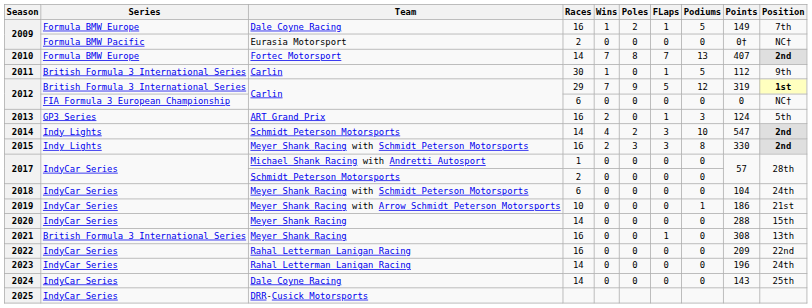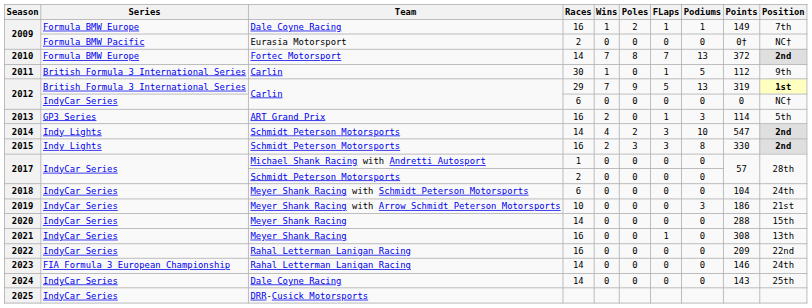(702, 26) 5 -> (702, 26) 1
(742, 56) 407 -> (742, 56) 372
(702, 86) 12 -> (702, 86) 13
(137, 101) FIA Formula 3 European Championship -> (80, 101) IndyCar Series
(742, 116) 124 -> (742, 116) 114
(389, 146) Meyer Shank Racing with Schmidt Peterson Motorsports -> (325, 146) Schmidt Peterson Motorsports
(702, 206) 1 -> (702, 206) 3
(145, 236) British Formula 3 International Series -> (80, 236) IndyCar Series
(80, 265) IndyCar Series -> (137, 265) FIA Formula 3 European Championship
(742, 265) 196 -> (742, 265) 146
